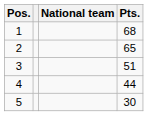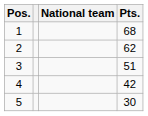(130, 48) 65 -> (130, 48) 62
(130, 84) 44 -> (130, 84) 42
